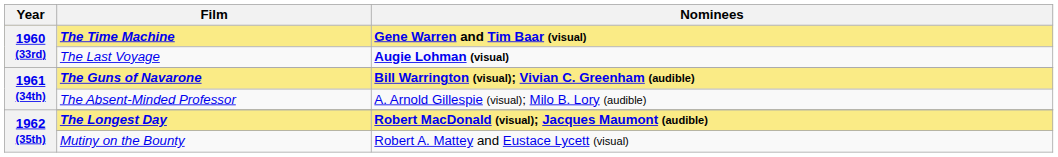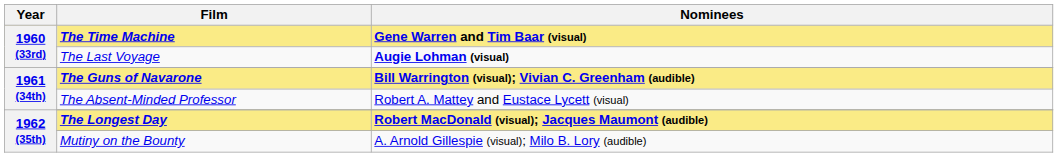(510, 99) A. Arnold Gillespie (visual); Milo B. Lory (audible) -> (502, 99) Robert A. Mattey and Eustace Lycett (visual)
(502, 141) Robert A. Mattey and Eustace Lycett (visual) -> (510, 141) A. Arnold Gillespie (visual); Milo B. Lory (audible)
